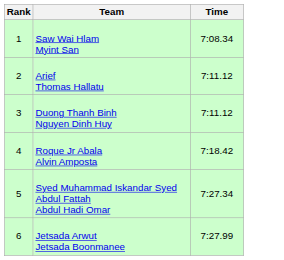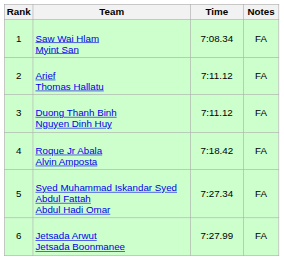+ column: (261, 12)
